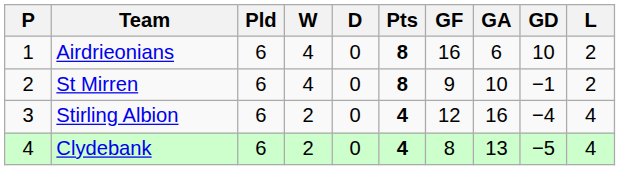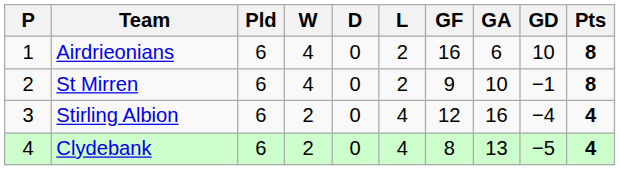columns swapped: (591, 20) <-> (402, 20)
